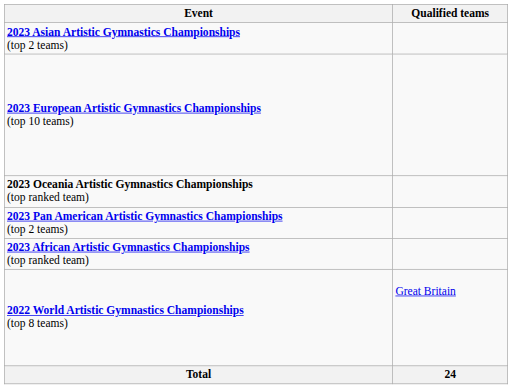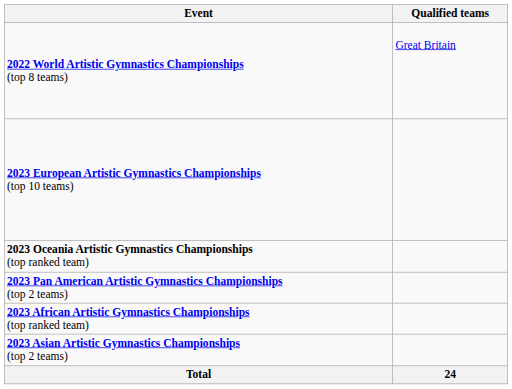rows swapped: (125, 317) <-> (124, 38)
